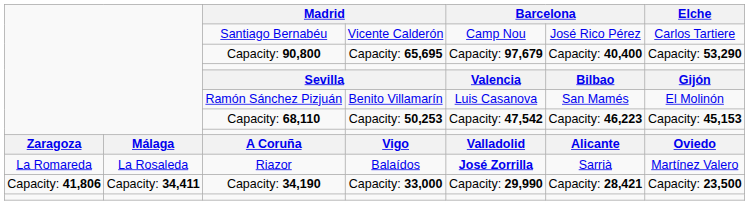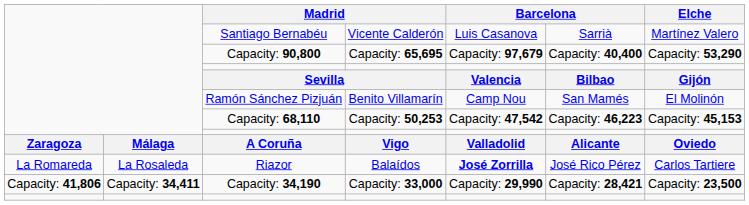(496, 34) Camp Nou -> (496, 34) Luis Casanova
(595, 34) José Rico Pérez -> (595, 34) Sarrià
(695, 34) Carlos Tartiere -> (695, 34) Martínez Valero
(496, 99) Luis Casanova -> (496, 99) Camp Nou
(595, 164) Sarrià -> (595, 164) José Rico Pérez
(695, 164) Martínez Valero -> (695, 164) Carlos Tartiere
